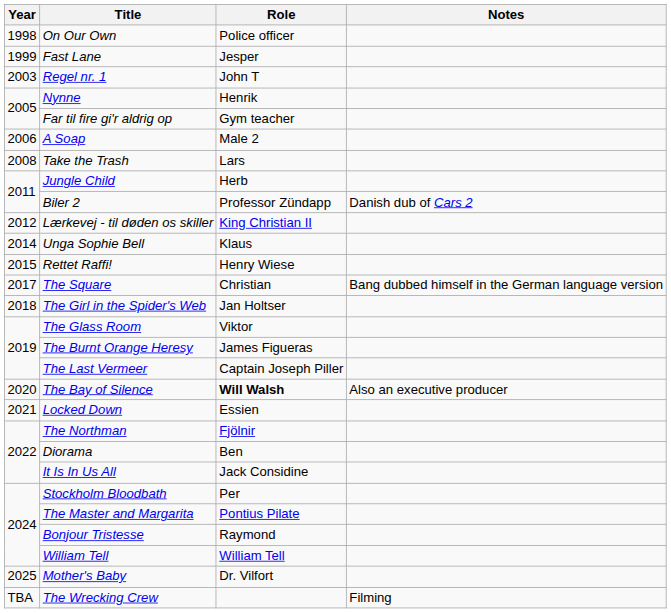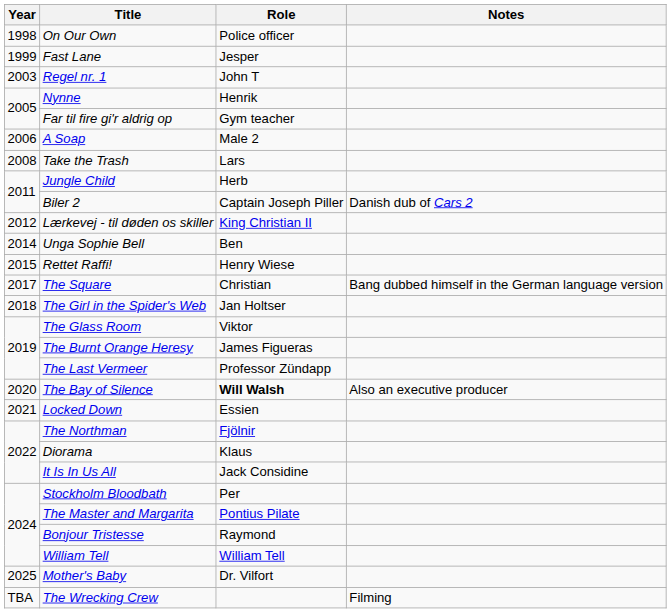(275, 202) Professor Zündapp -> (281, 202) Captain Joseph Piller
(236, 243) Klaus -> (231, 243) Ben
(281, 368) Captain Joseph Piller -> (275, 368) Professor Zündapp
(231, 451) Ben -> (236, 451) Klaus
